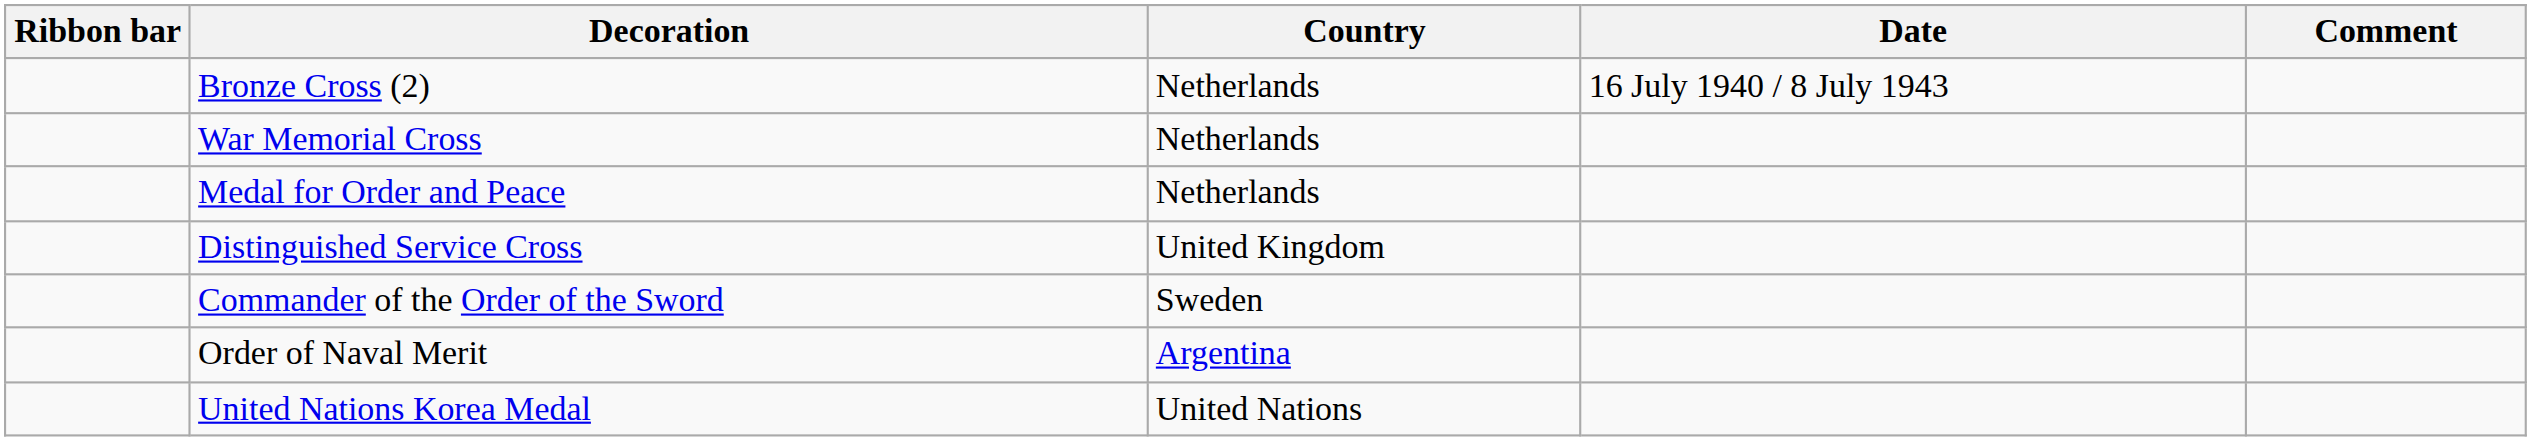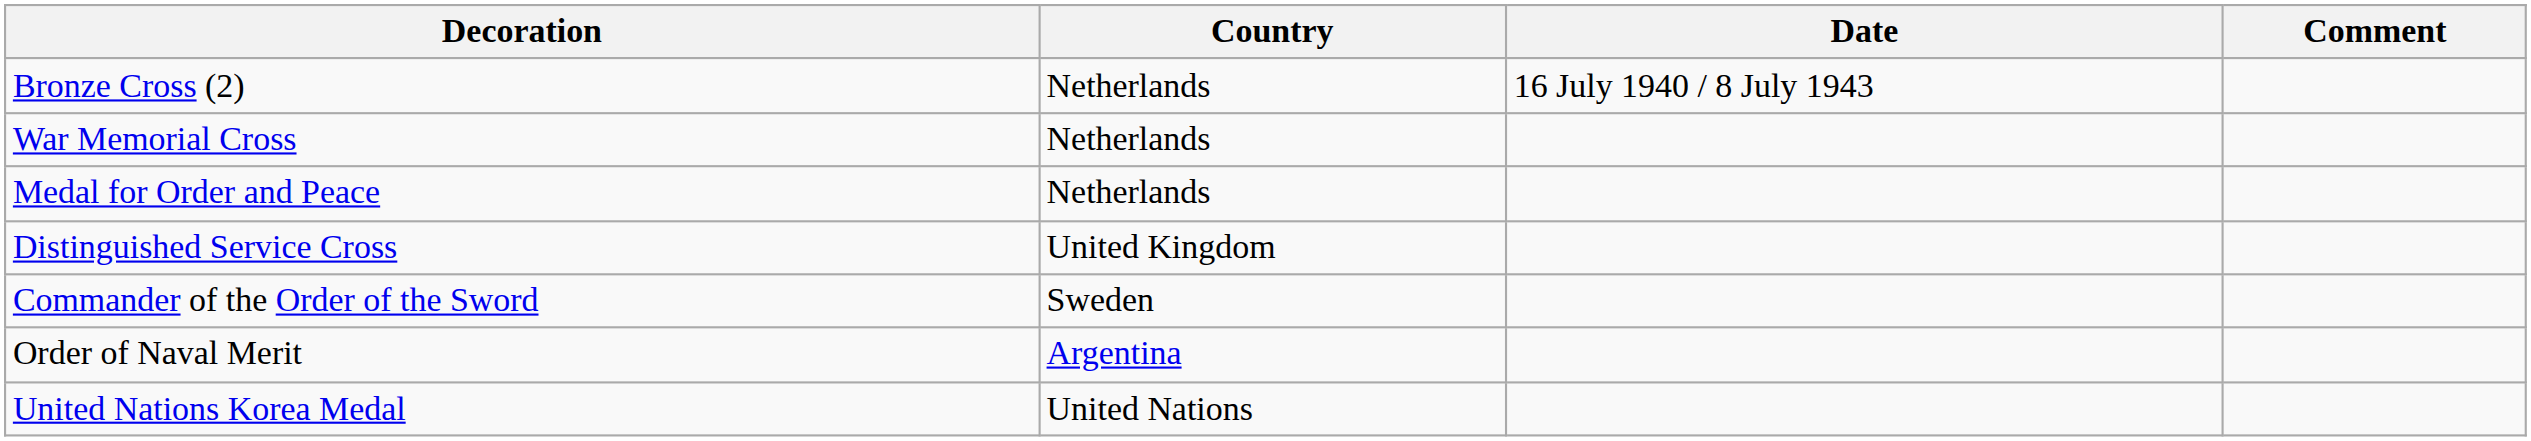- column: (98, 31)
